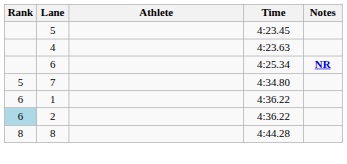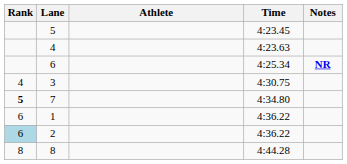+ row: (53, 82)
(20, 82) normal -> (20, 99) bold
